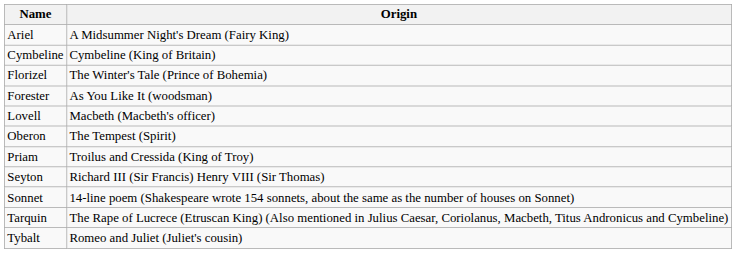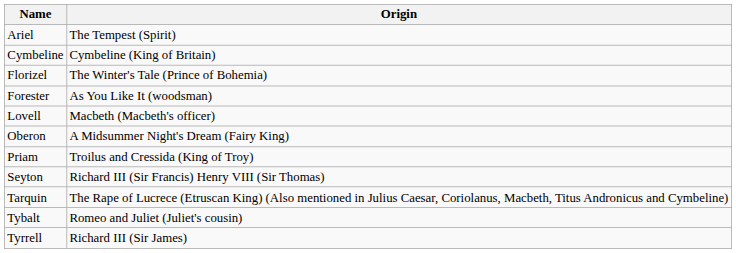(179, 34) A Midsummer Night's Dream (Fairy King) -> (123, 34) The Tempest (Spirit)
(123, 136) The Tempest (Spirit) -> (179, 136) A Midsummer Night's Dream (Fairy King)
- row: (25, 197)
+ row: (25, 237)
